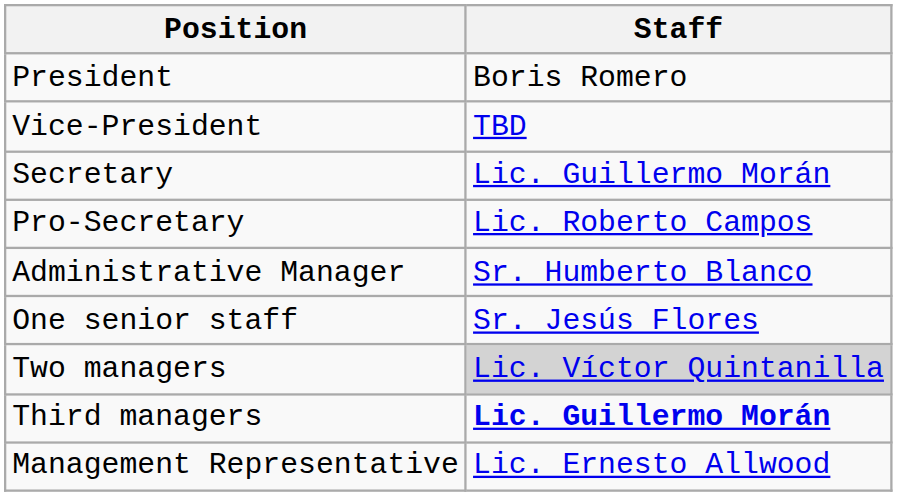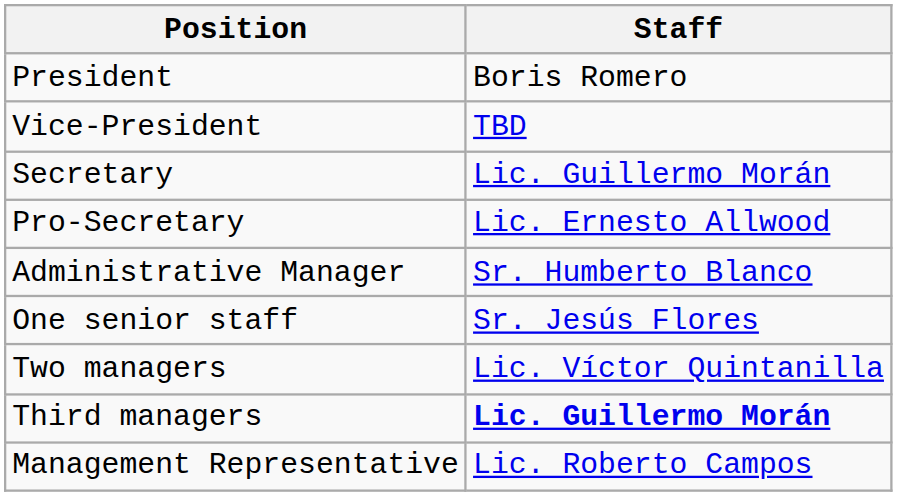(643, 223) Lic. Roberto Campos -> (652, 223) Lic. Ernesto Allwood
(679, 369) lightgrey background -> (679, 369) no background
(652, 466) Lic. Ernesto Allwood -> (643, 466) Lic. Roberto Campos
